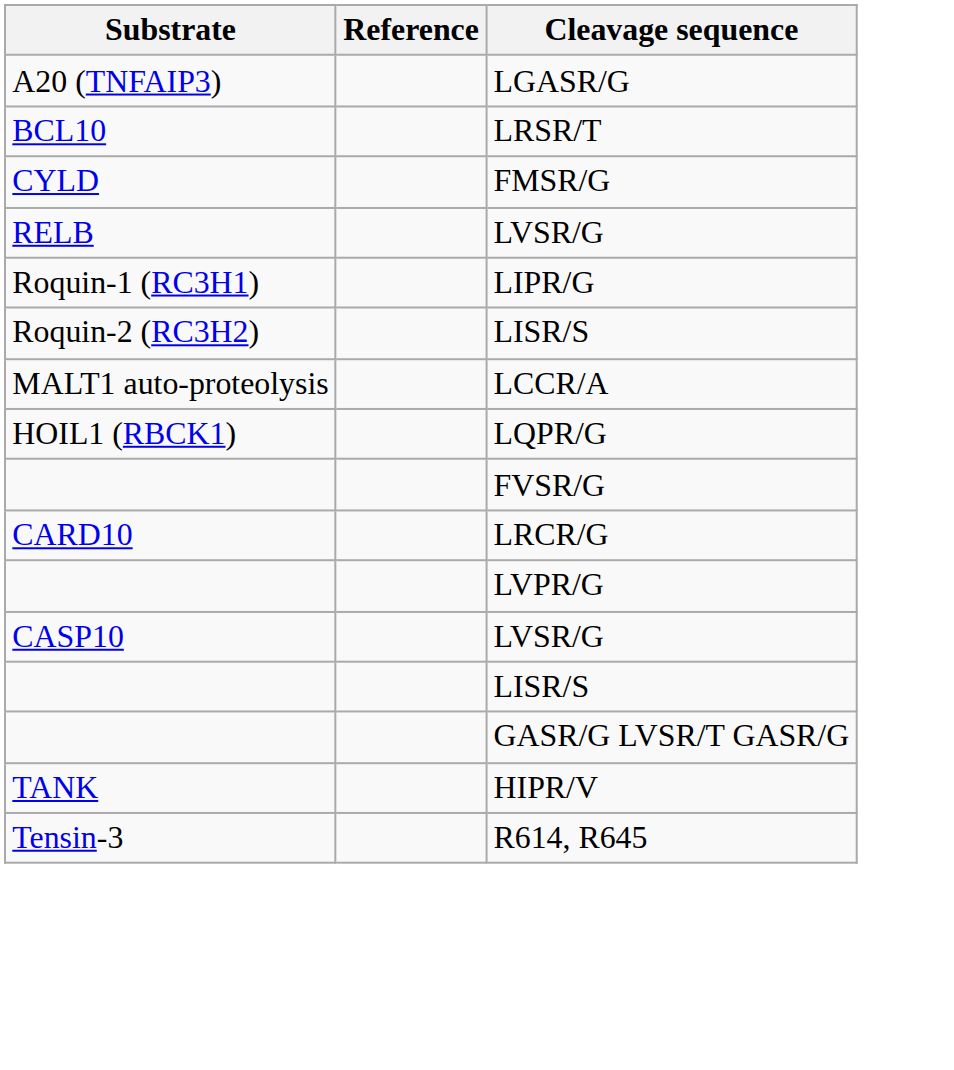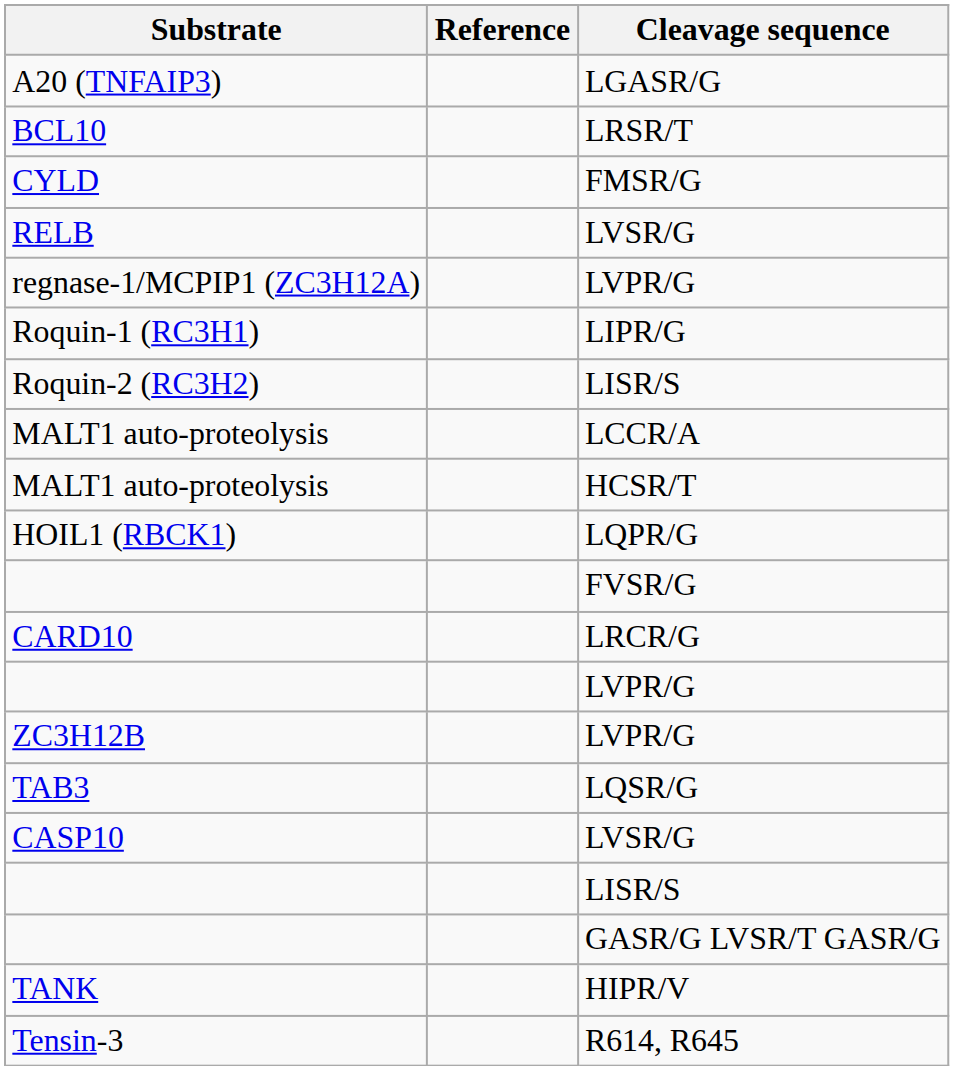+ row: (216, 282)
+ row: (170, 484)
+ row: (79, 736)
+ row: (51, 787)
